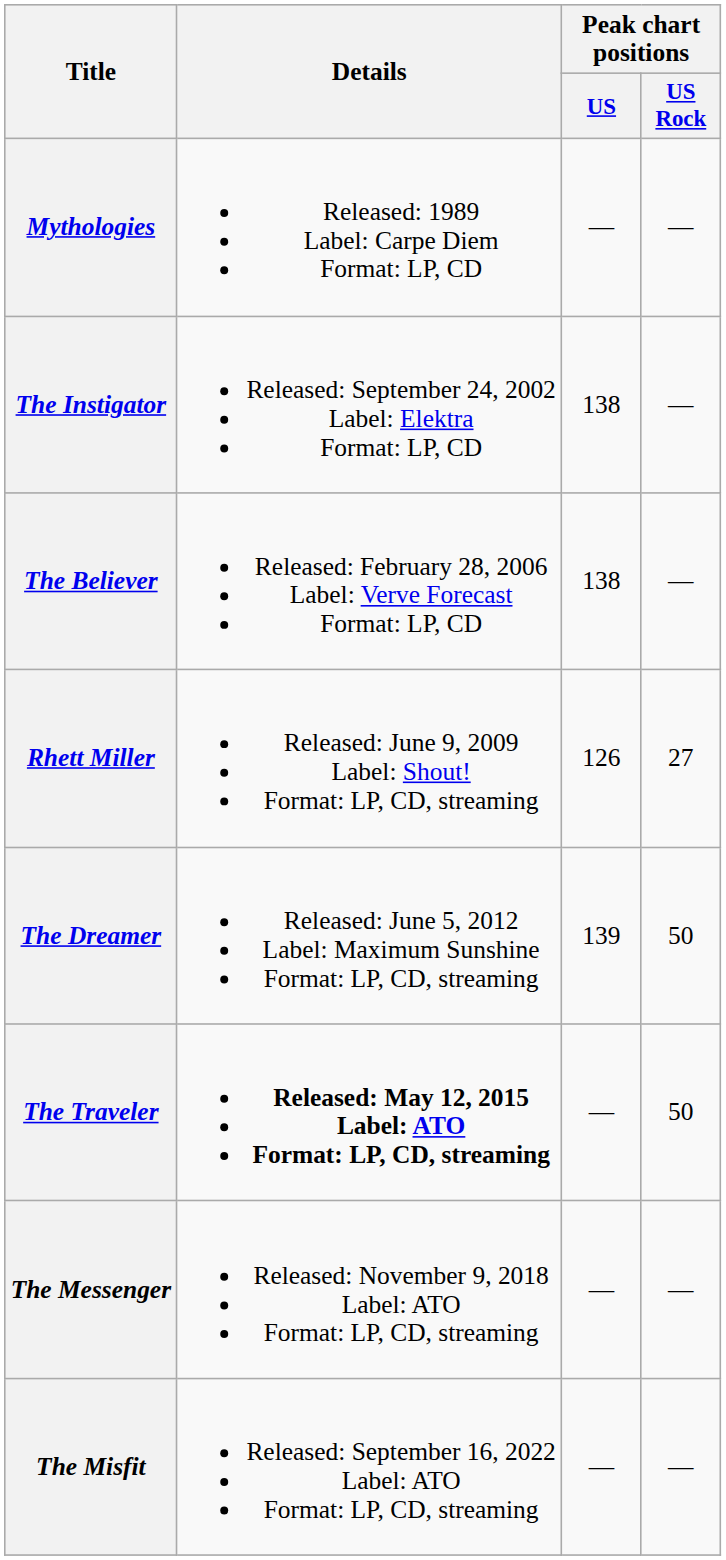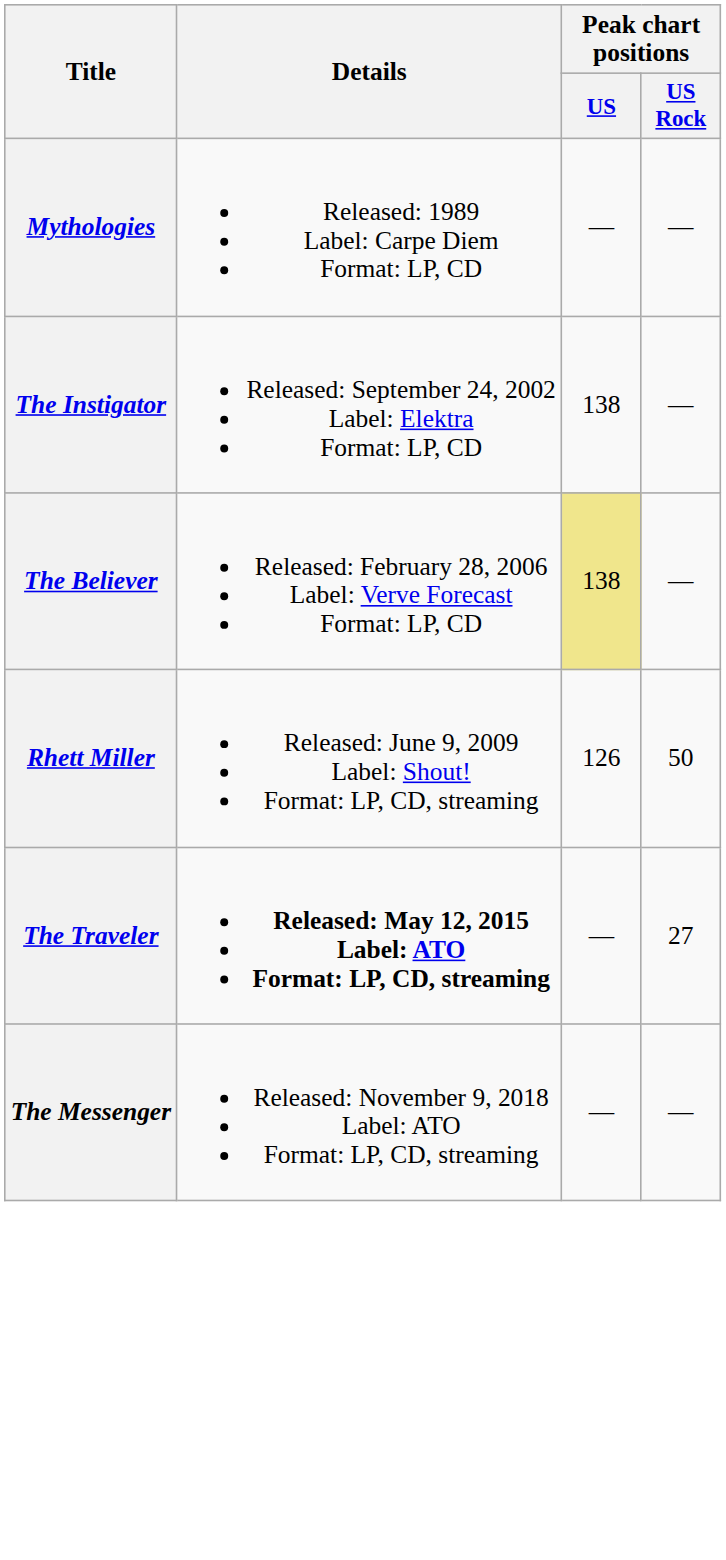(601, 580) no background -> (601, 580) khaki background
(681, 758) 27 -> (681, 758) 50
- row: (91, 935)
(681, 1112) 50 -> (681, 935) 27
- row: (91, 1466)
